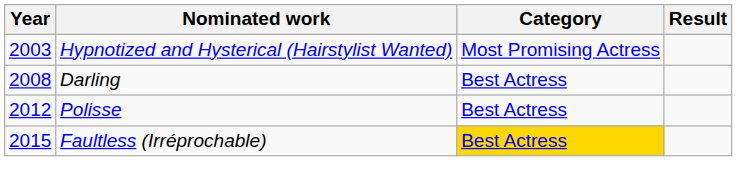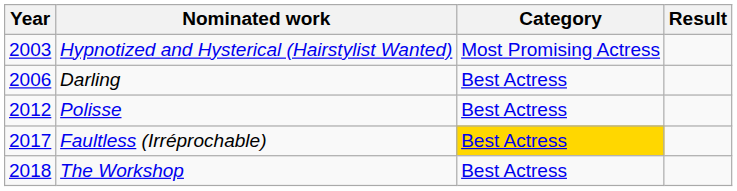(30, 79) 2008 -> (30, 79) 2006
(30, 140) 2015 -> (30, 140) 2017
+ row: (122, 170)
